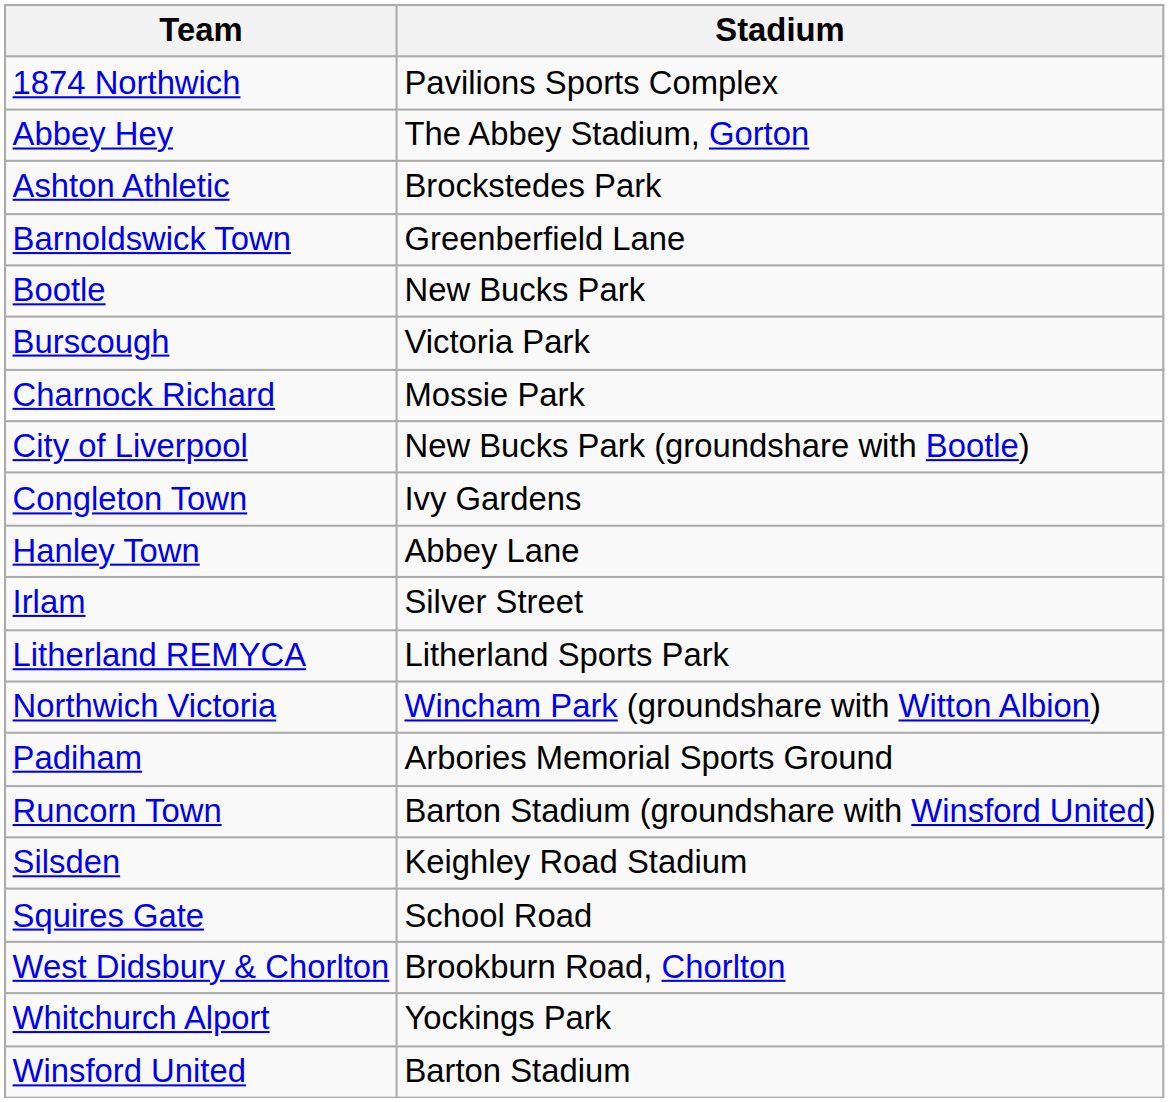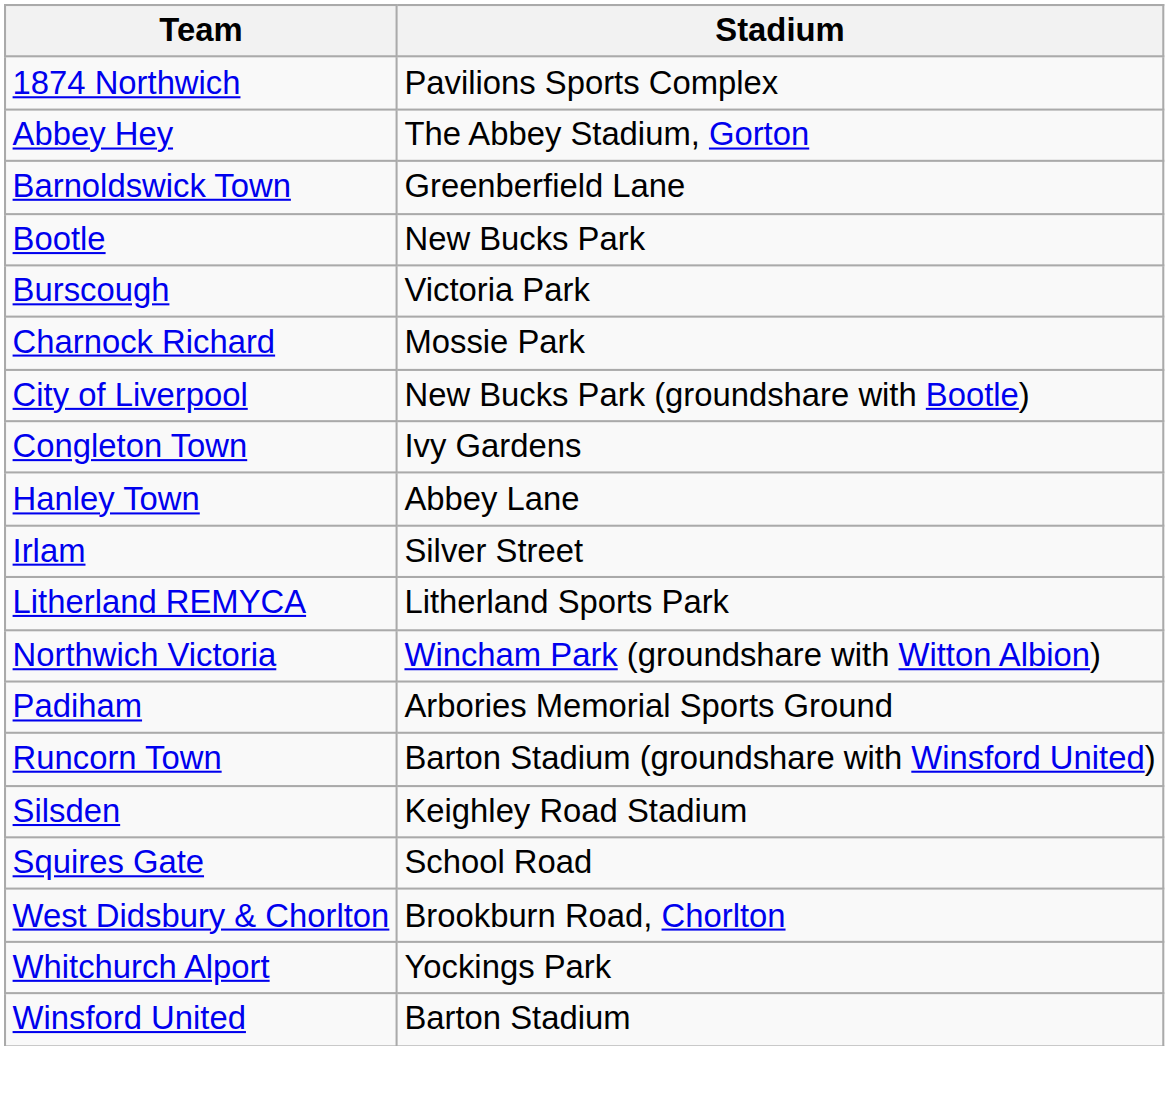- row: (121, 186)
